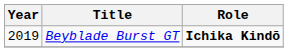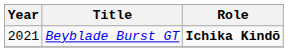(23, 37) 2019 -> (23, 37) 2021
